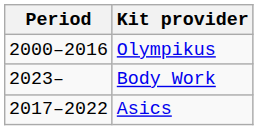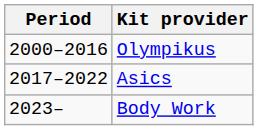rows swapped: (144, 109) <-> (166, 79)
